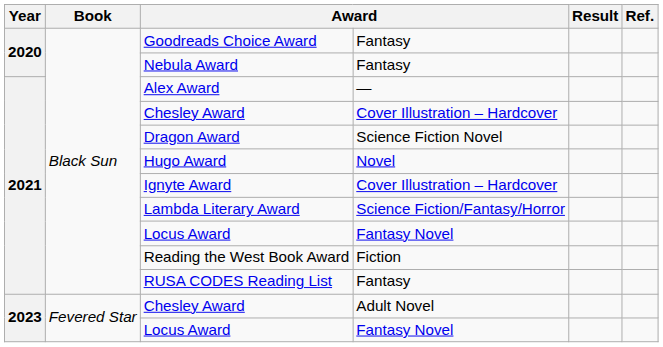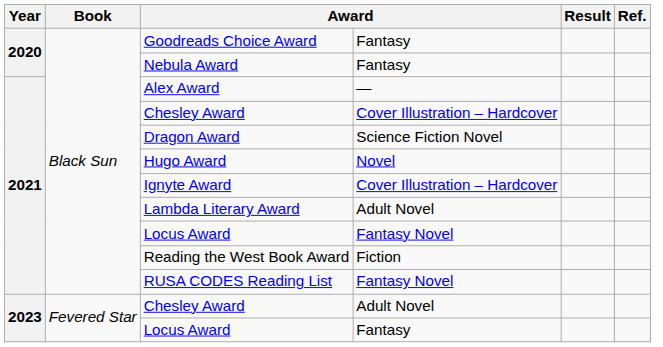(461, 209) Science Fiction/Fantasy/Horror -> (395, 209) Adult Novel
(383, 281) Fantasy -> (405, 281) Fantasy Novel
(405, 329) Fantasy Novel -> (383, 329) Fantasy
